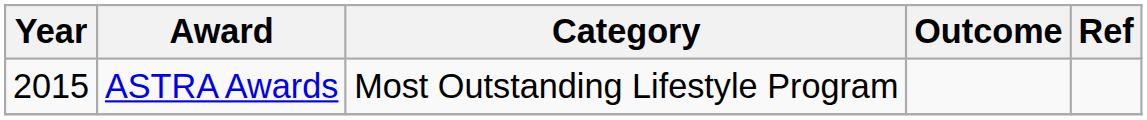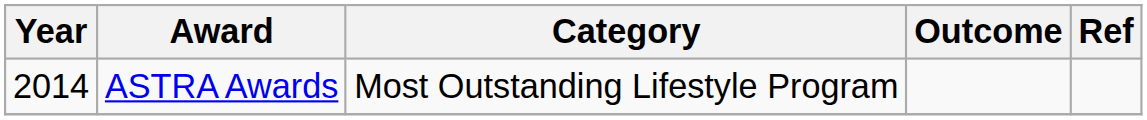(51, 85) 2015 -> (51, 85) 2014
